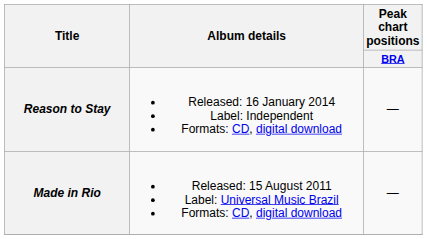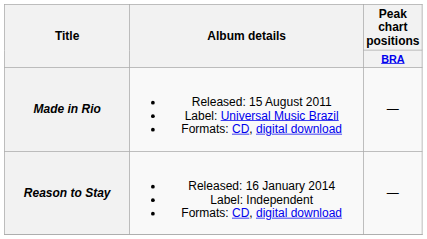rows swapped: (67, 192) <-> (67, 109)
